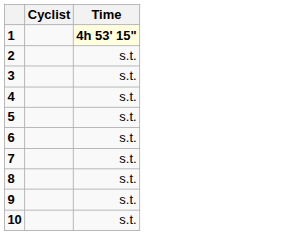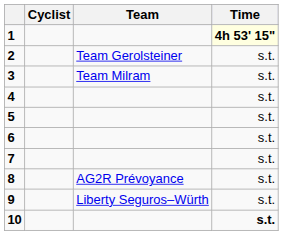+ column: (143, 14)
(128, 220) normal -> (266, 220) bold
